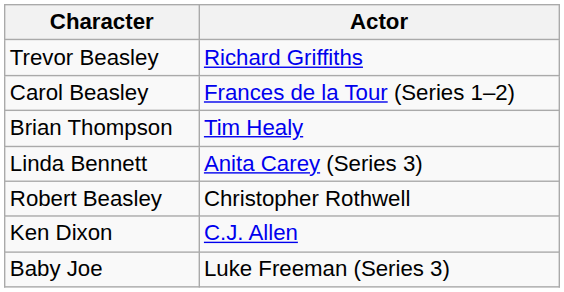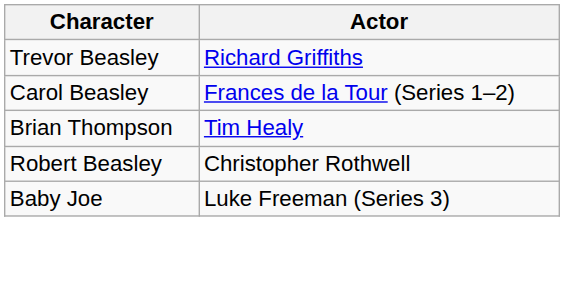- row: (78, 163)
- row: (61, 233)
